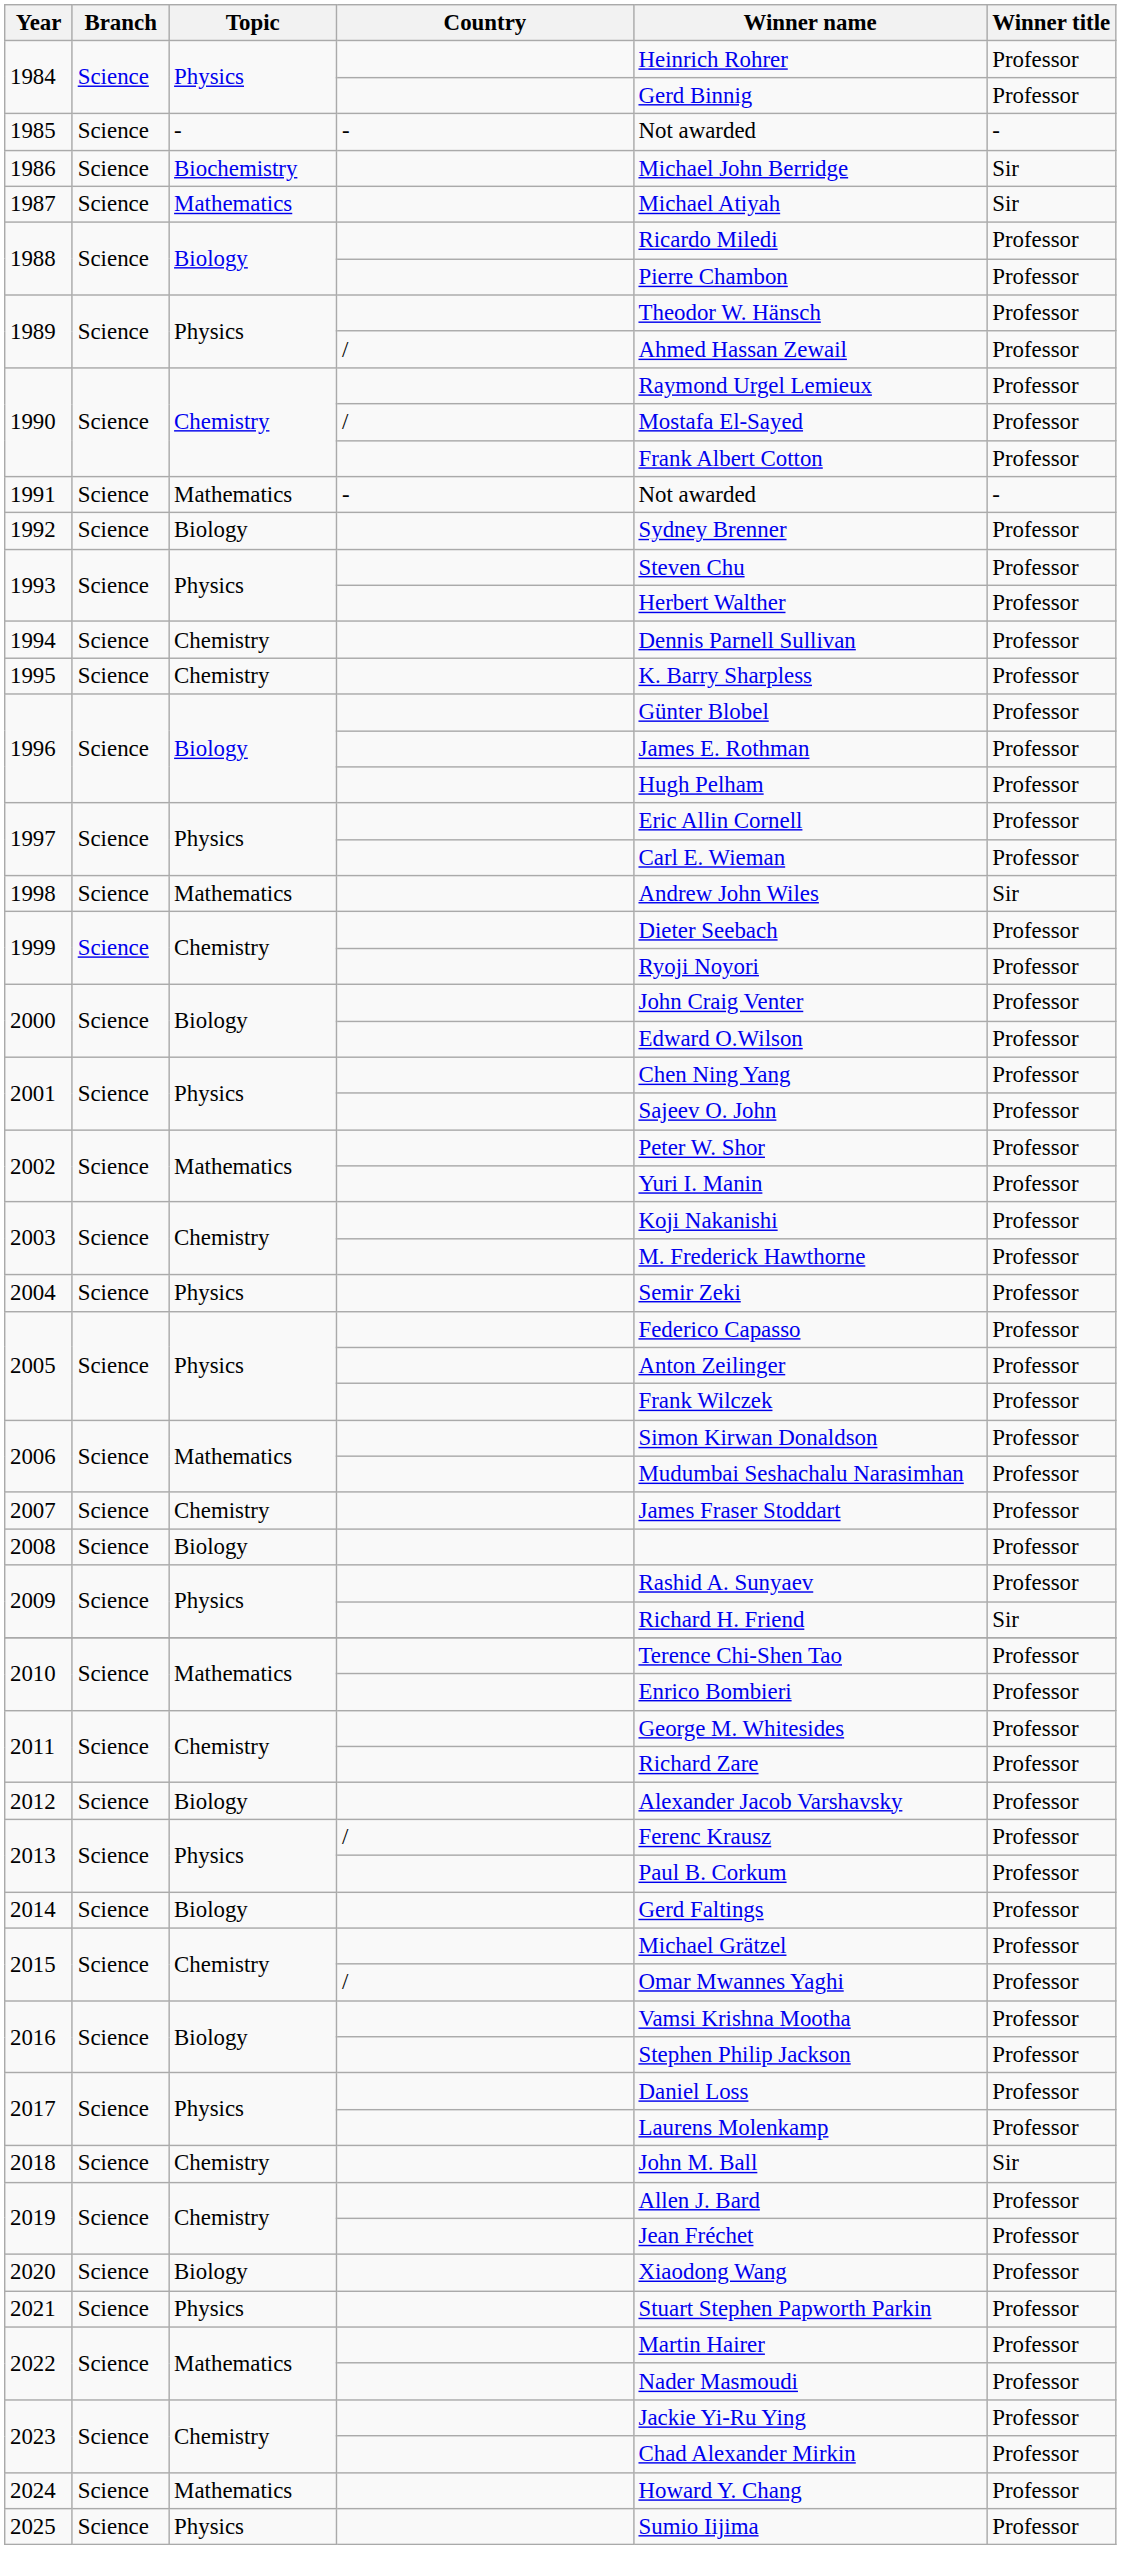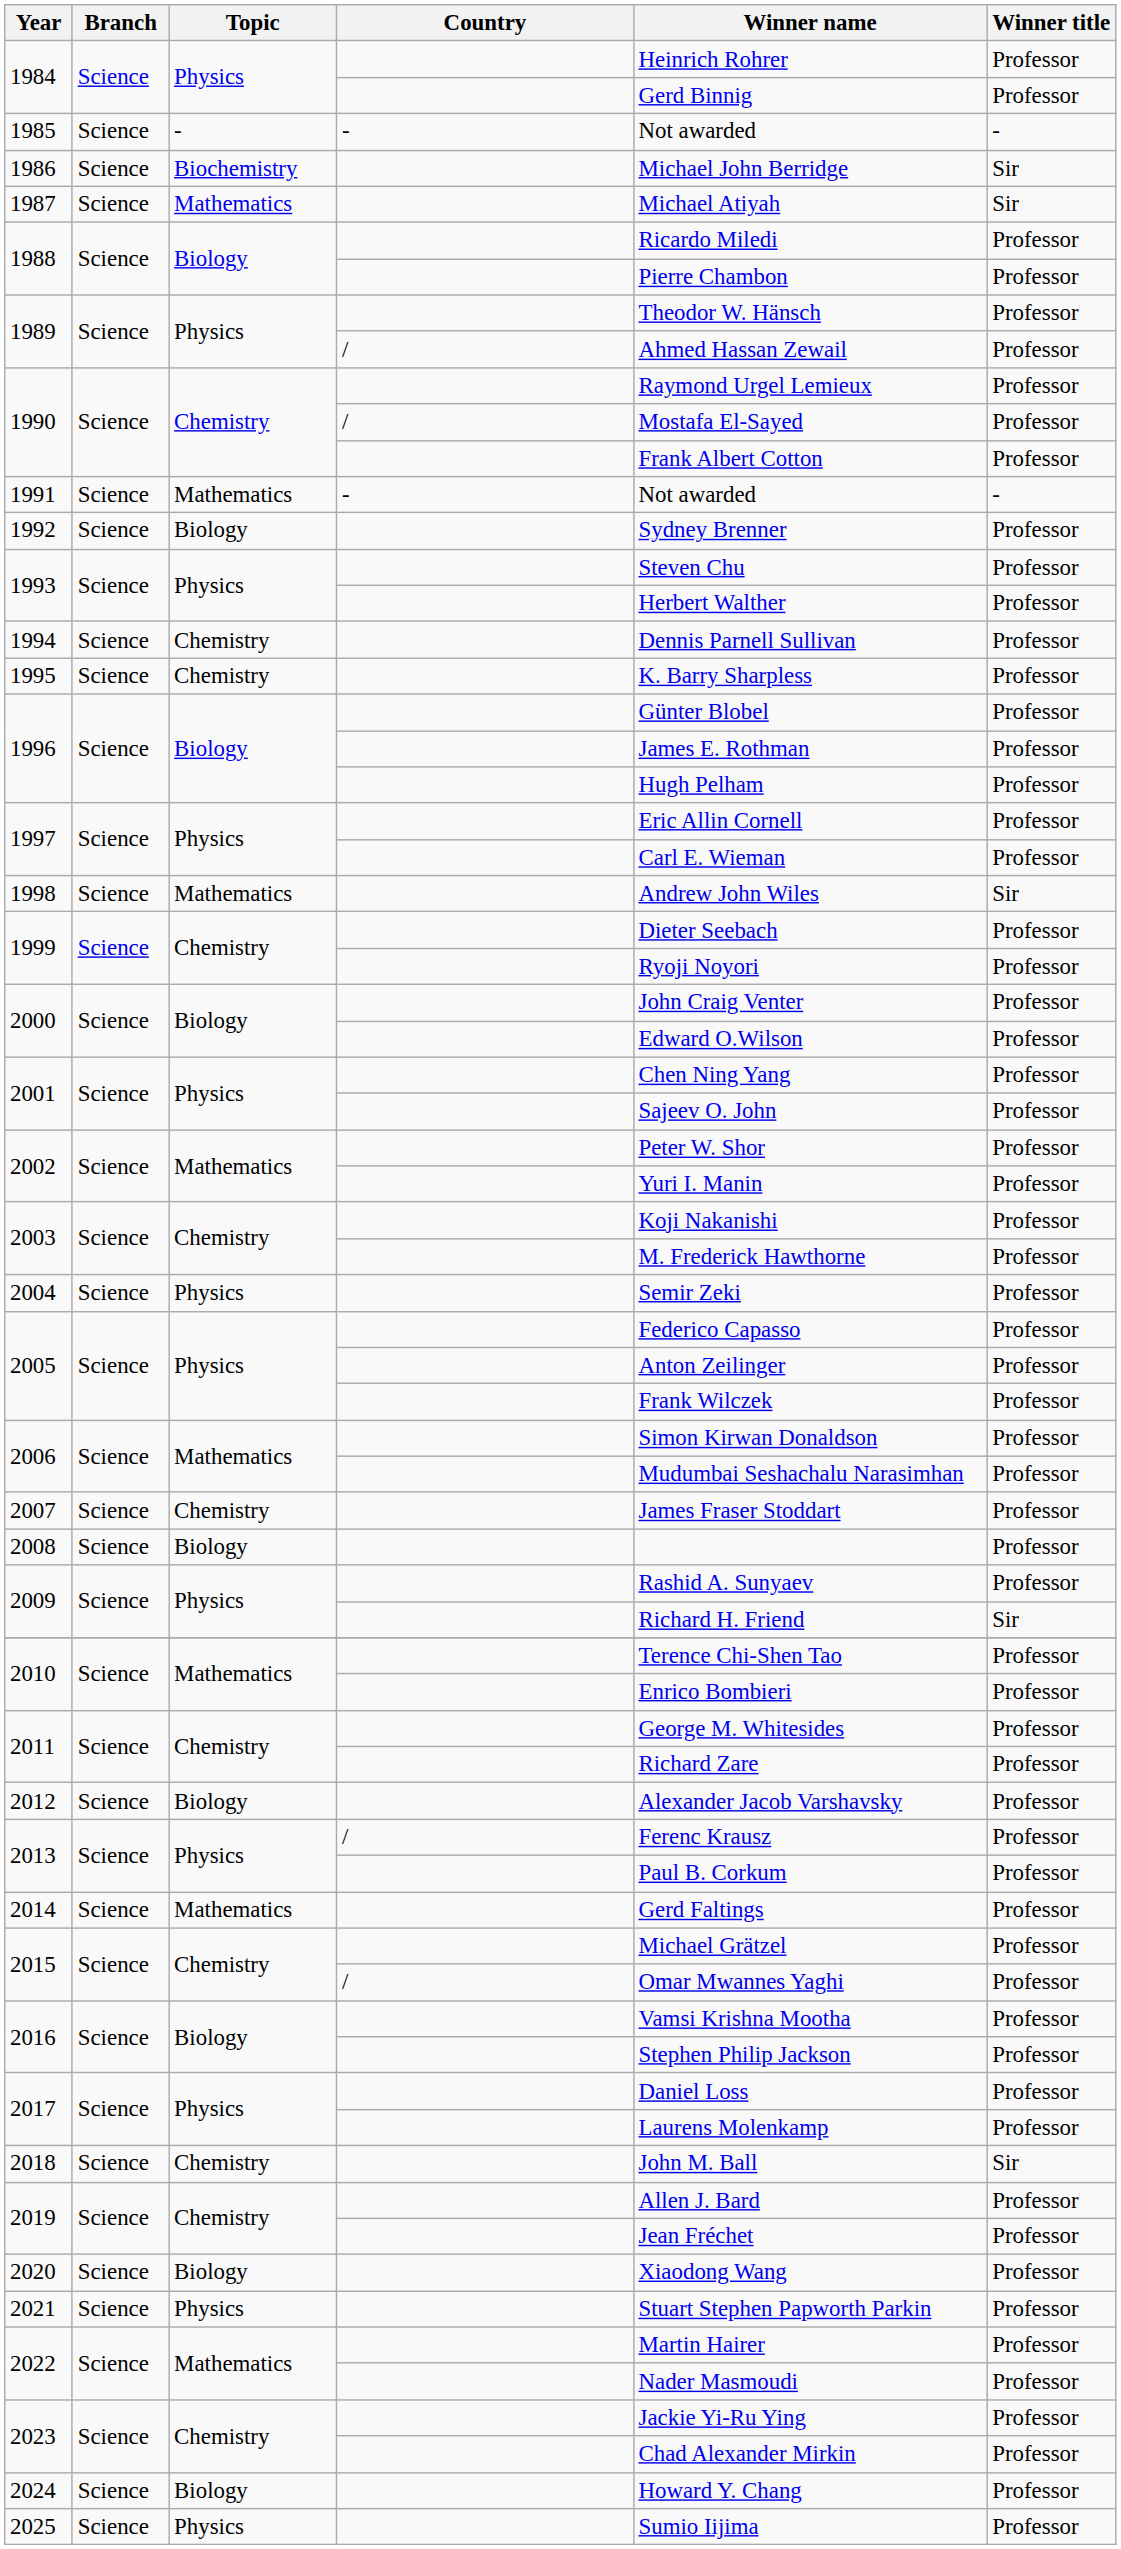(211, 1909) Biology -> (233, 1909) Mathematics
(233, 2490) Mathematics -> (211, 2490) Biology
